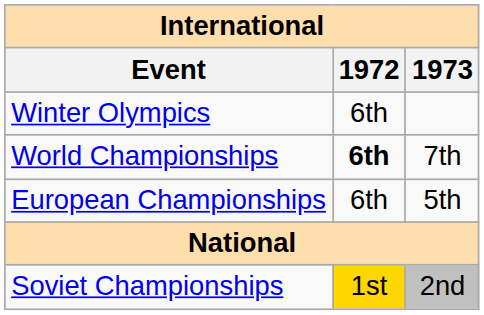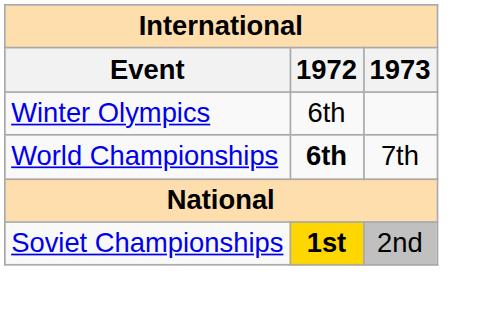- row: (169, 199)
(369, 286) normal -> (326, 243) bold
